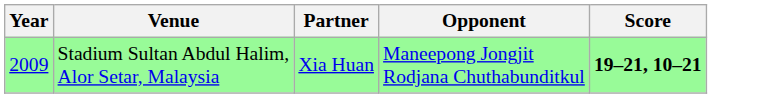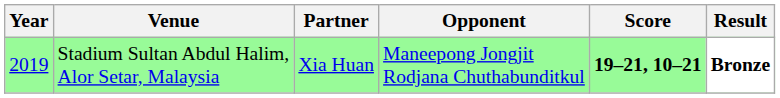+ column: (741, 21)
(29, 64) 2009 -> (29, 64) 2019
